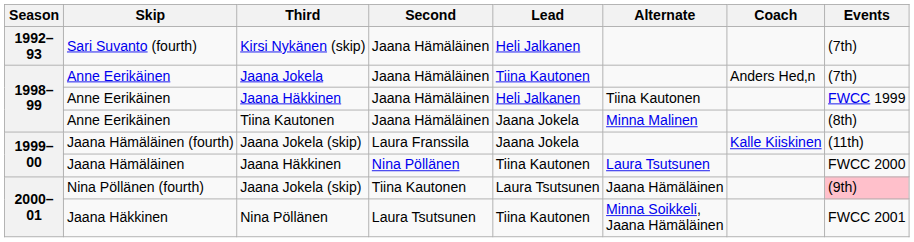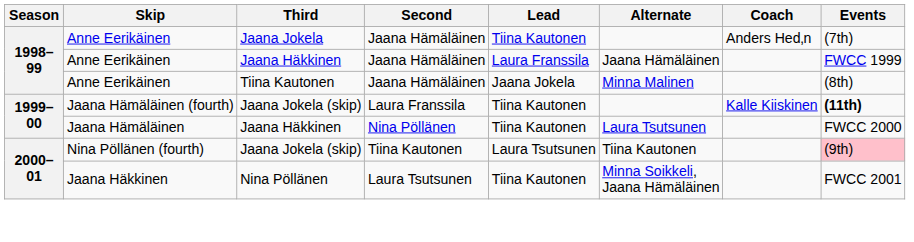- row: (132, 45)
(538, 98) Heli Jalkanen -> (540, 60) Laura Franssila
(653, 98) Tiina Kautonen -> (661, 60) Jaana Hämäläinen
(537, 143) Jaana Jokela -> (539, 104) Tiina Kautonen
(846, 143) normal -> (843, 104) bold
(665, 187) Jaana Hämäläinen -> (649, 149) Tiina Kautonen
